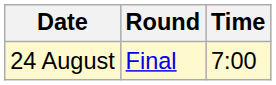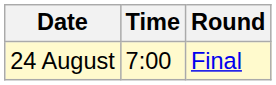columns swapped: (238, 23) <-> (163, 23)
